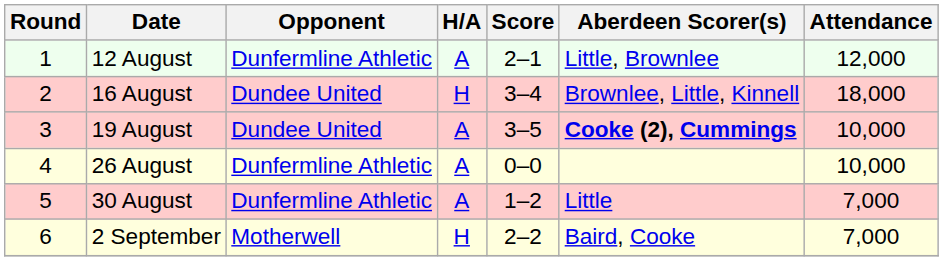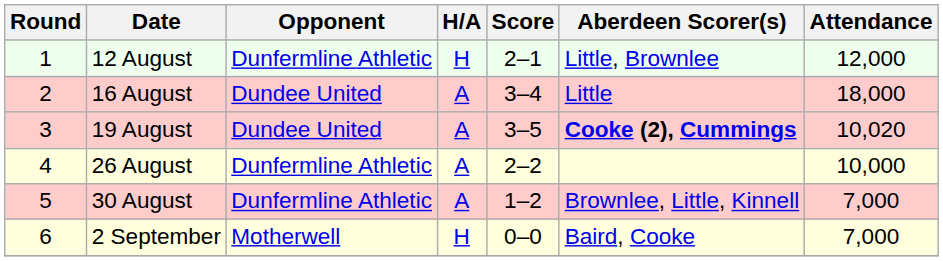(462, 58) A -> (462, 58) H
(462, 93) H -> (462, 93) A
(682, 93) Brownlee, Little, Kinnell -> (589, 93) Little
(871, 129) 10,000 -> (871, 129) 10,020
(523, 165) 0–0 -> (523, 165) 2–2
(589, 201) Little -> (682, 201) Brownlee, Little, Kinnell
(523, 237) 2–2 -> (523, 237) 0–0
